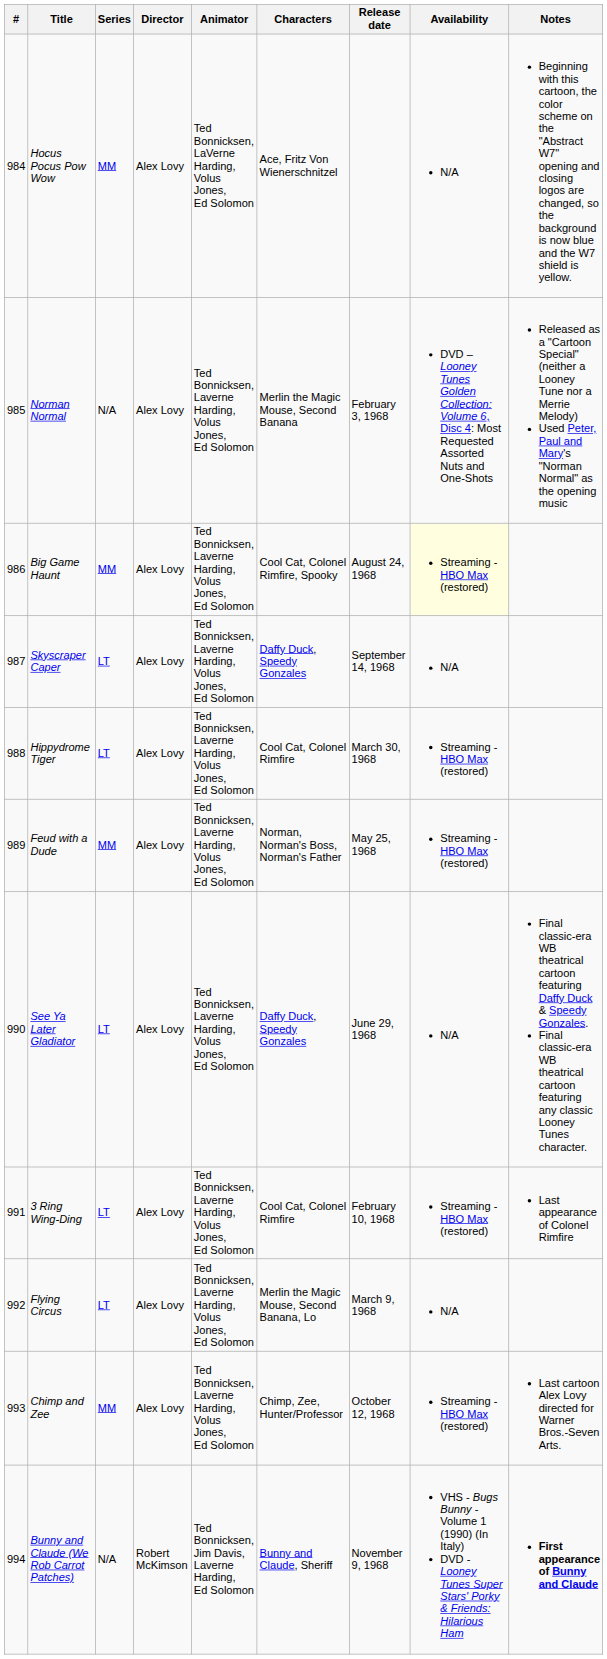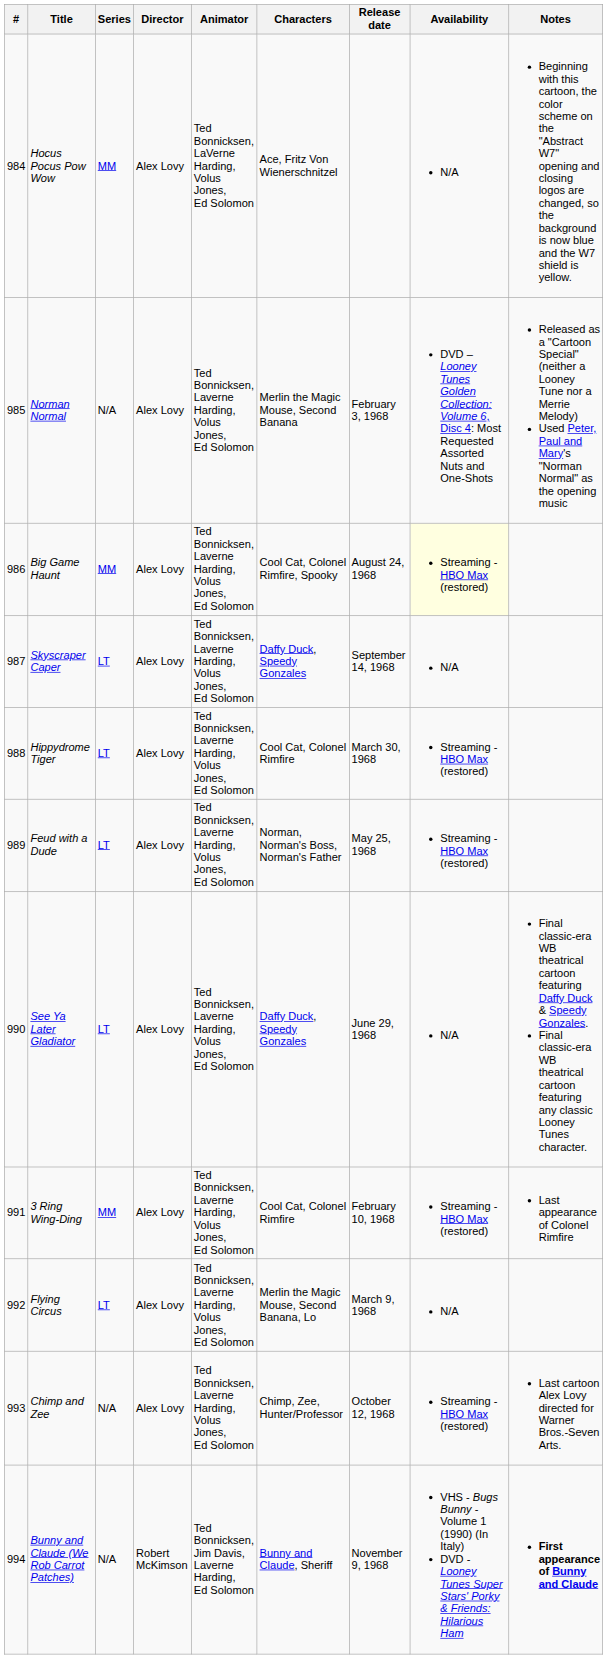(107, 845) MM -> (104, 845) LT
(104, 1213) LT -> (107, 1213) MM
(107, 1408) MM -> (107, 1408) N/A
